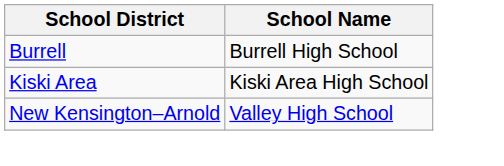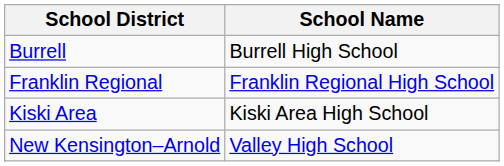+ row: (86, 82)
